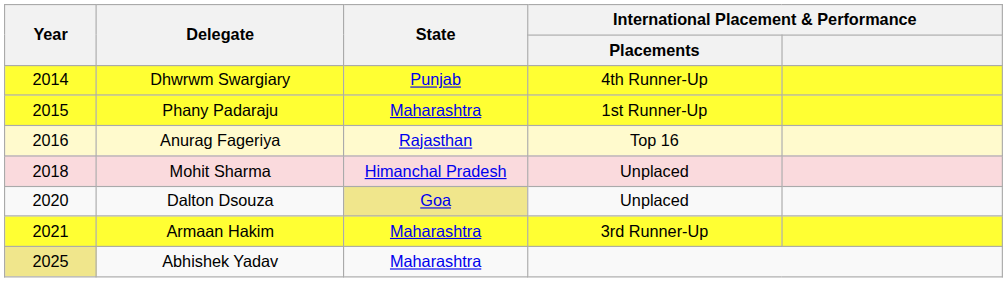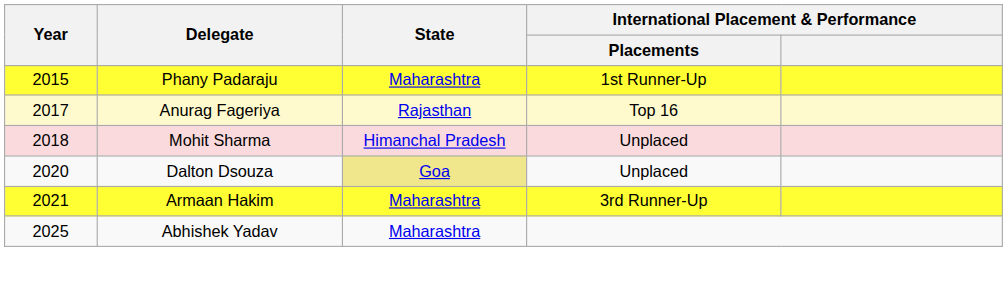- row: (220, 81)
(51, 141) 2016 -> (51, 111) 2017
(51, 262) khaki background -> (51, 232) no background
